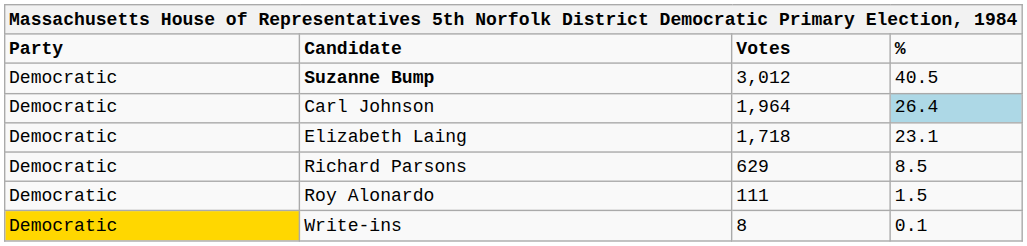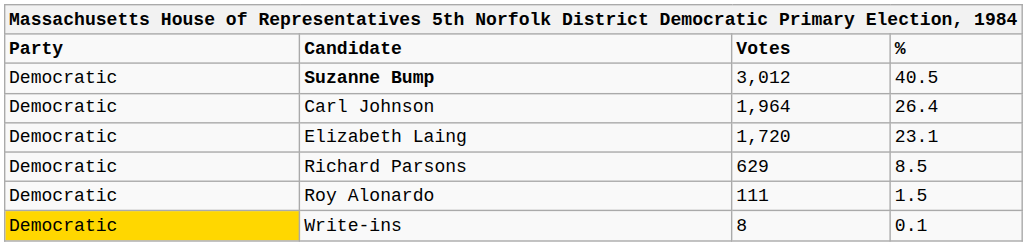(917, 108) lightblue background -> (917, 108) no background
(763, 137) 1,718 -> (763, 137) 1,720
